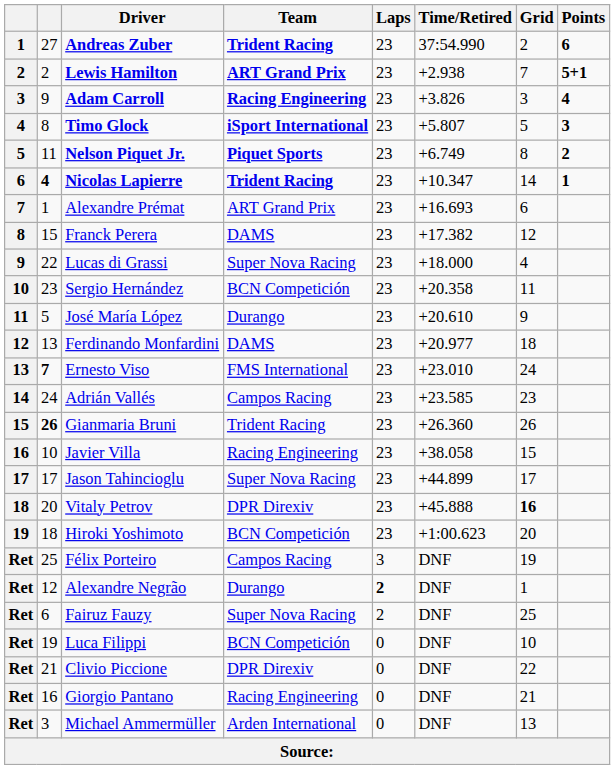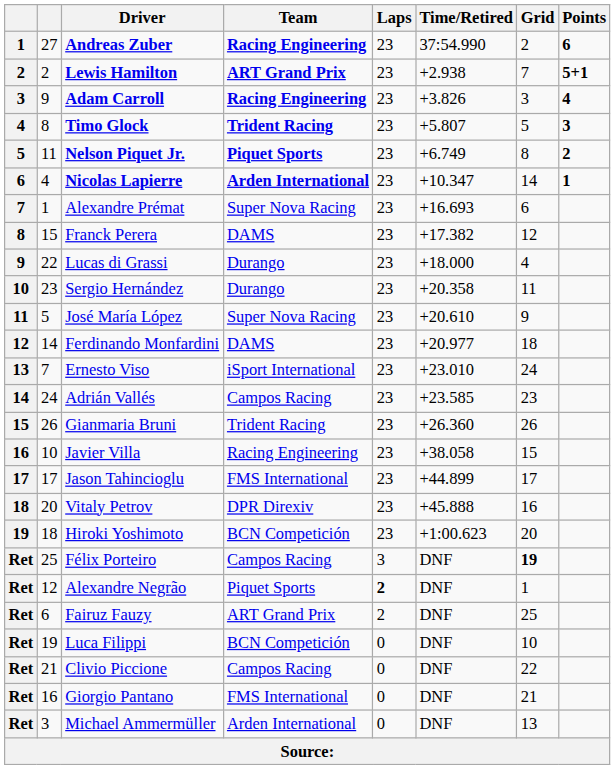(280, 44) Trident Racing -> (297, 44) Racing Engineering
(298, 126) iSport International -> (280, 126) Trident Racing
(45, 180) bold -> (45, 180) normal
(280, 180) Trident Racing -> (298, 180) Arden International
(281, 207) ART Grand Prix -> (291, 207) Super Nova Racing
(291, 262) Super Nova Racing -> (256, 262) Durango
(288, 289) BCN Competición -> (256, 289) Durango
(256, 316) Durango -> (291, 316) Super Nova Racing
(49, 343) 13 -> (49, 343) 14
(45, 370) bold -> (45, 370) normal
(287, 370) FMS International -> (291, 370) iSport International
(49, 424) bold -> (49, 424) normal
(291, 479) Super Nova Racing -> (287, 479) FMS International
(528, 506) bold -> (529, 506) normal
(528, 560) normal -> (529, 560) bold
(256, 587) Durango -> (271, 587) Piquet Sports
(291, 614) Super Nova Racing -> (281, 614) ART Grand Prix
(270, 669) DPR Direxiv -> (279, 669) Campos Racing
(292, 696) Racing Engineering -> (287, 696) FMS International
